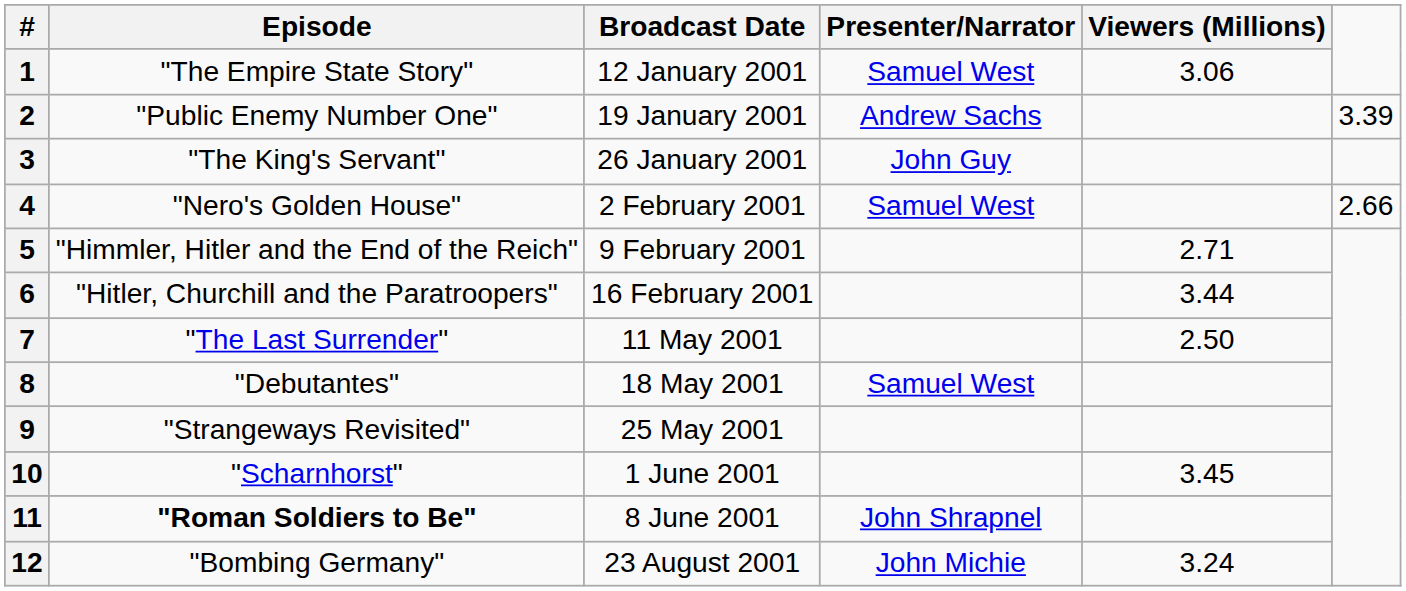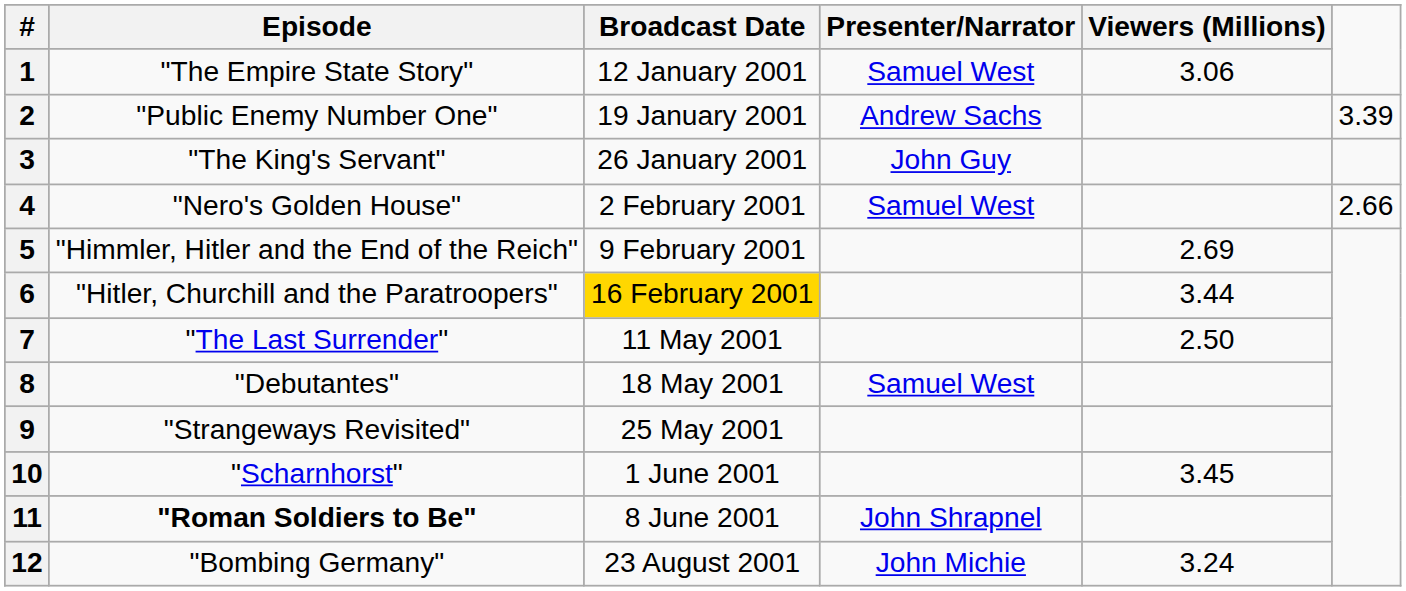(1207, 250) 2.71 -> (1207, 250) 2.69
(702, 294) no background -> (702, 294) gold background
